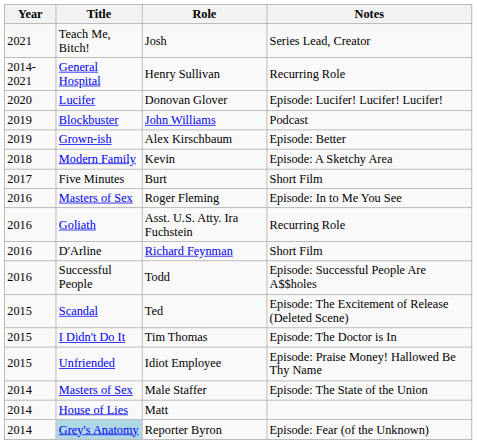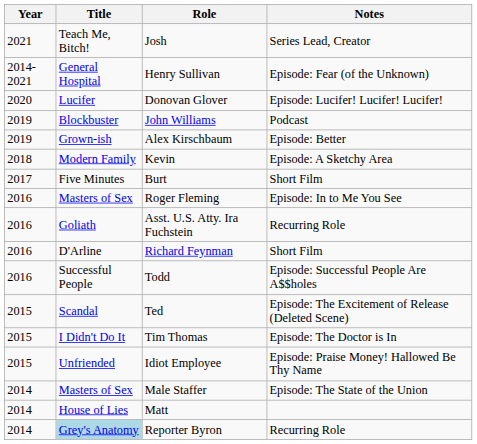(307, 74) Recurring Role -> (349, 74) Episode: Fear (of the Unknown)
(349, 429) Episode: Fear (of the Unknown) -> (307, 429) Recurring Role
